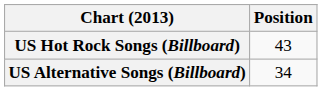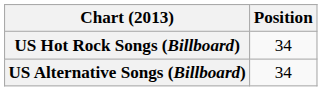(283, 45) 43 -> (283, 45) 34
